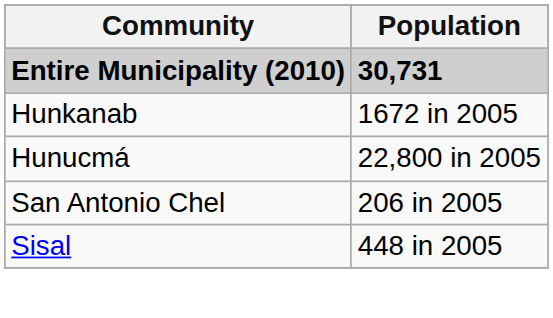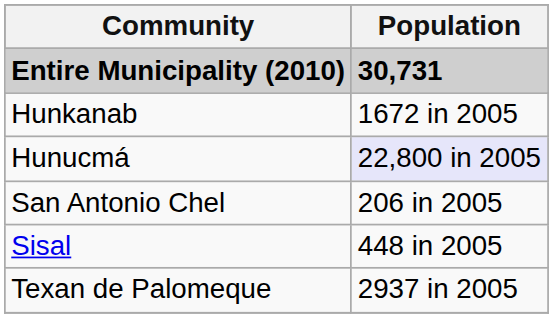(449, 158) no background -> (449, 158) lavender background
+ row: (141, 289)
